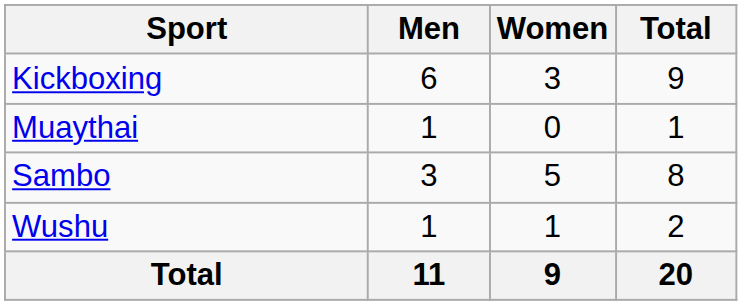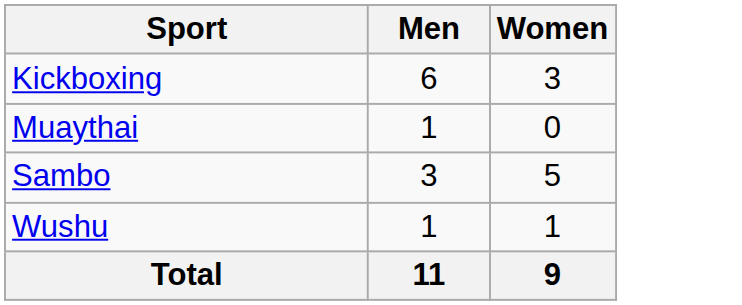- column: (676, 29)
